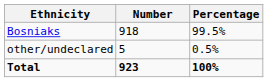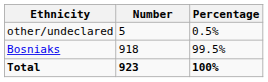rows swapped: (34, 31) <-> (60, 49)
